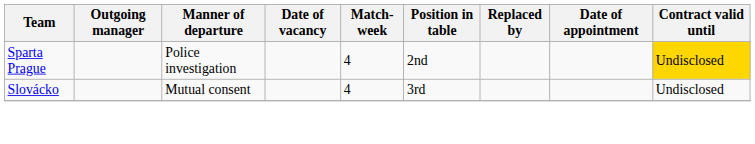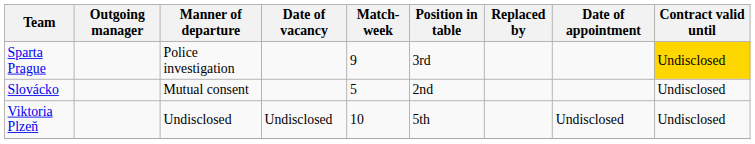(347, 60) 4 -> (353, 60) 9
(417, 60) 2nd -> (422, 60) 3rd
(347, 90) 4 -> (353, 90) 5
(416, 90) 3rd -> (423, 90) 2nd
+ row: (30, 119)
